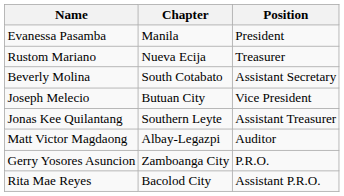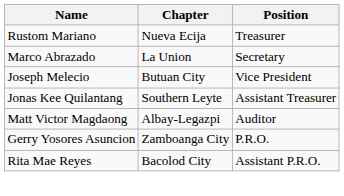- row: (57, 35)
+ row: (51, 56)
- row: (49, 77)
